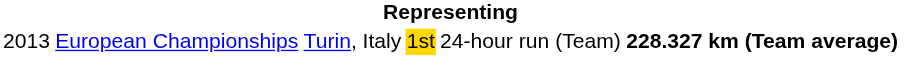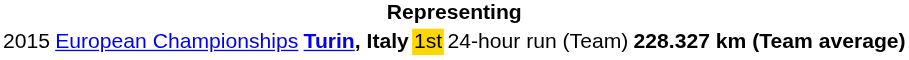(26, 41) 2013 -> (26, 41) 2015
(352, 41) normal -> (356, 41) bold
